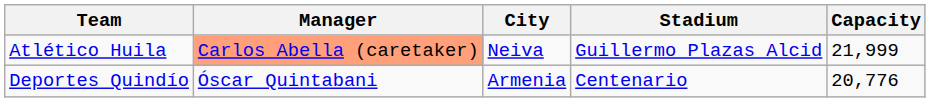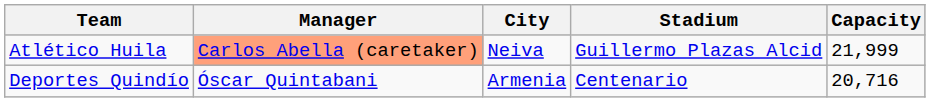(865, 81) 20,776 -> (865, 81) 20,716
